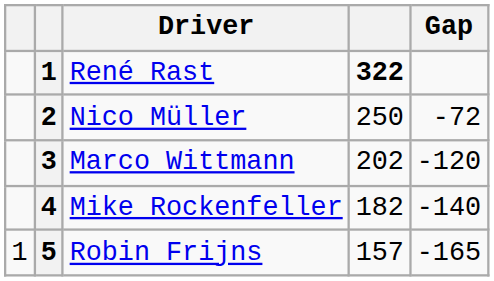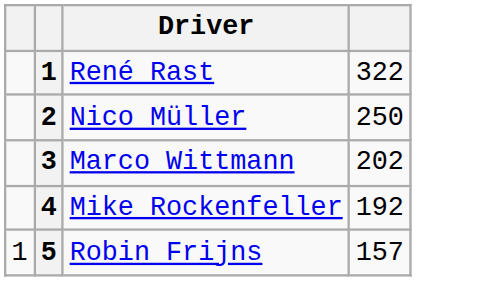- column: (449, 27)
(380, 72) bold -> (380, 72) normal
(380, 207) 182 -> (380, 207) 192
